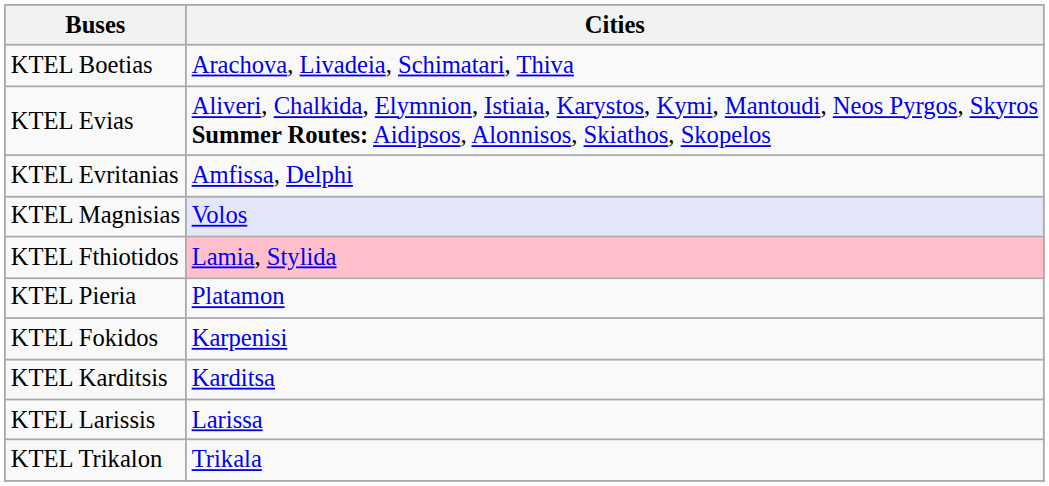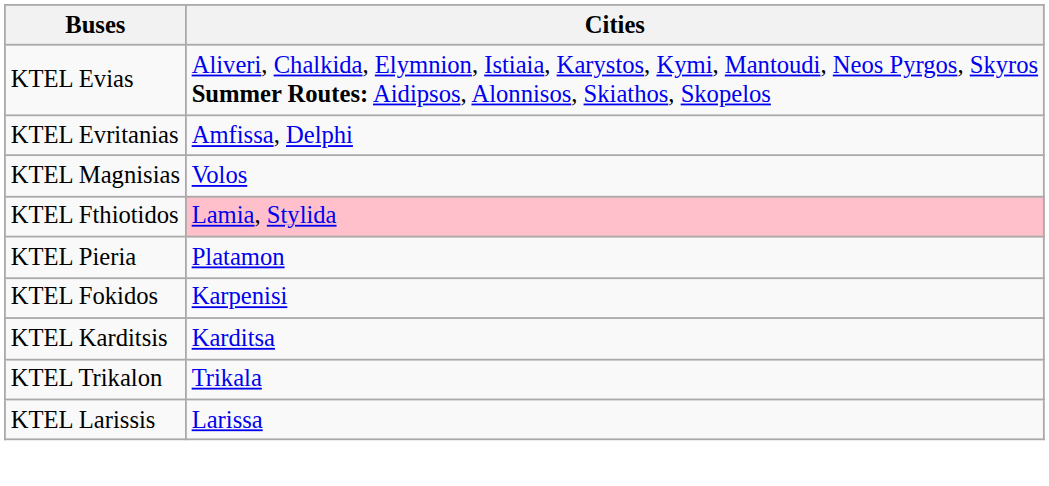- row: (82, 65)
(219, 215) lavender background -> (219, 175) no background
rows swapped: (86, 459) <-> (83, 418)
